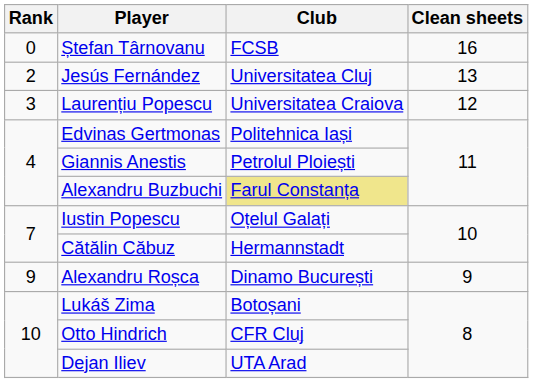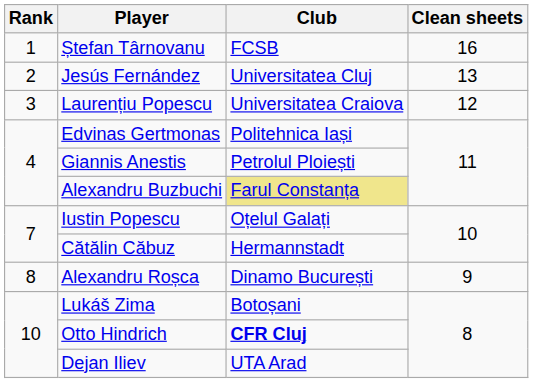(31, 47) 0 -> (31, 47) 1
(31, 276) 9 -> (31, 276) 8
(267, 334) normal -> (269, 334) bold
